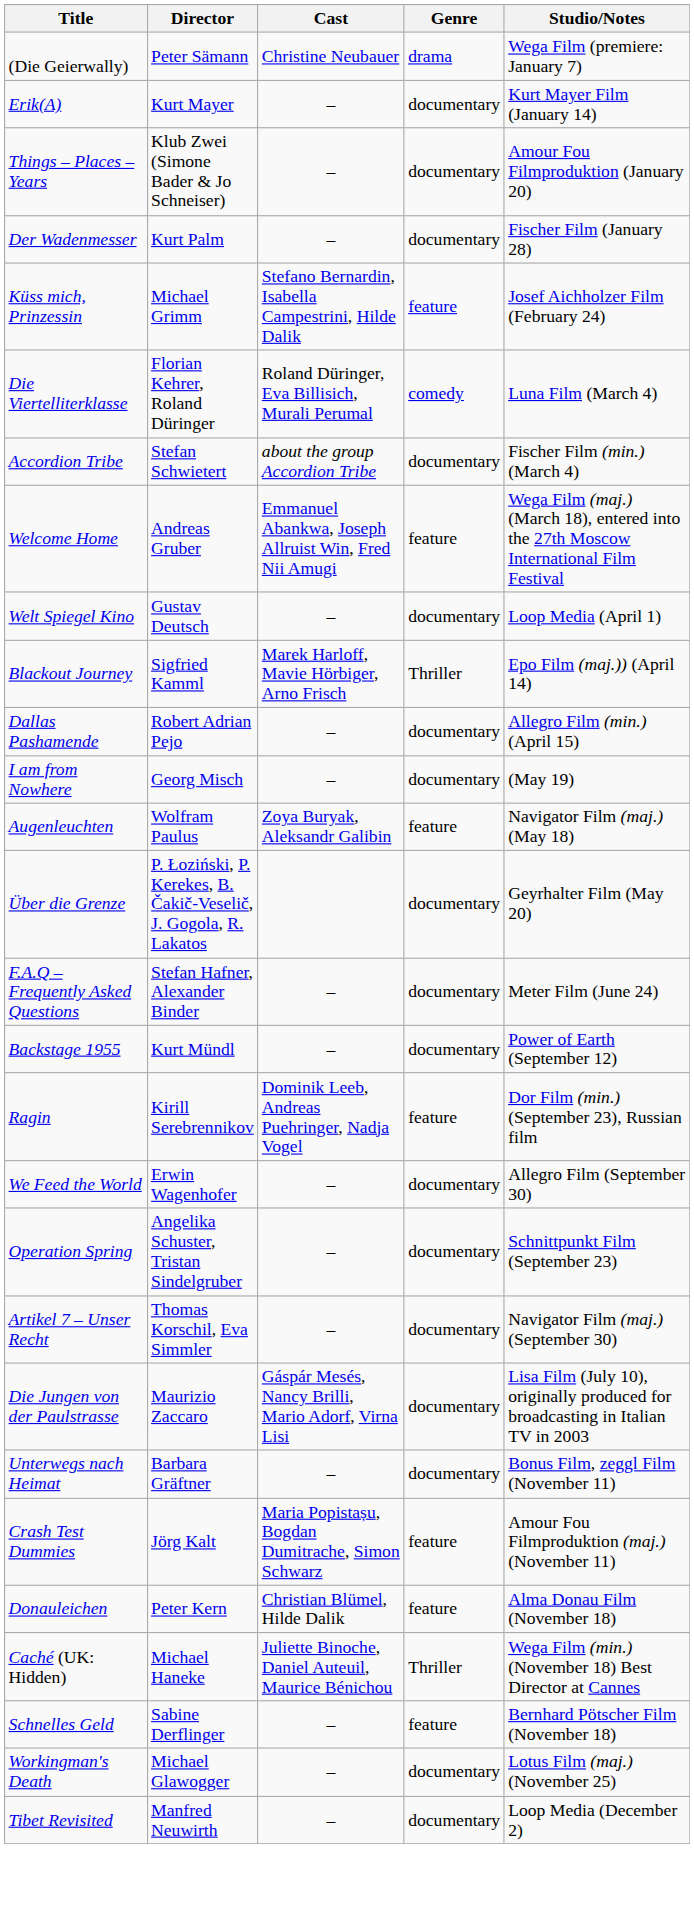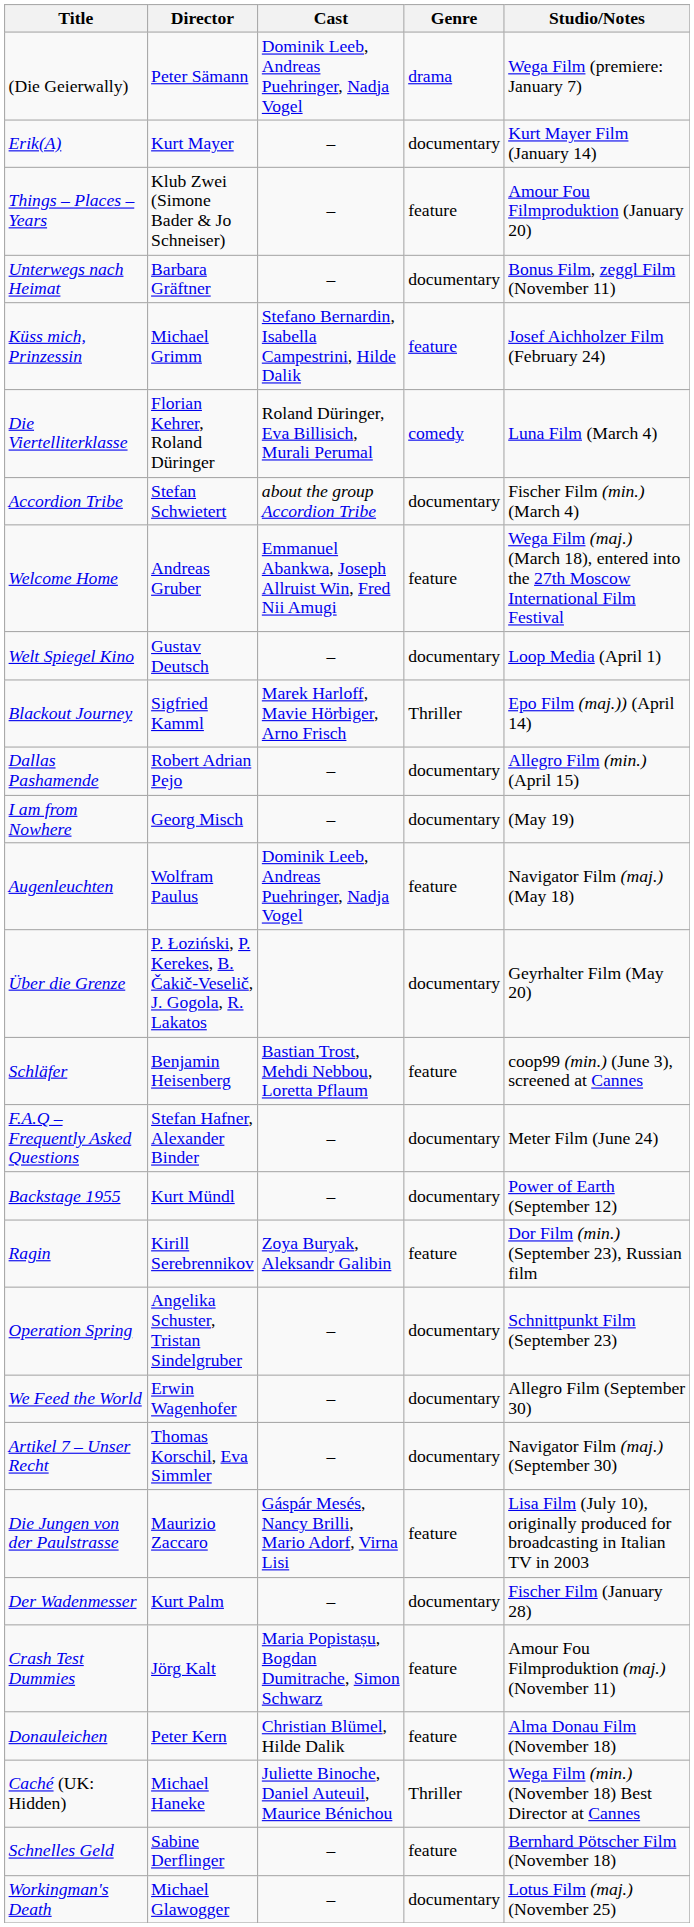(331, 56) Christine Neubauer -> (326, 76) Dominik Leeb, Andreas Puehringer, Nadja Vogel
(454, 171) documentary -> (433, 211) feature
rows swapped: (73, 239) <-> (66, 1474)
(327, 826) Zoya Buryak, Aleksandr Galibin -> (326, 886) Dominik Leeb, Andreas Puehringer, Nadja Vogel
+ row: (38, 1070)
(326, 1116) Dominik Leeb, Andreas Puehringer, Nadja Vogel -> (327, 1253) Zoya Buryak, Aleksandr Galibin
rows swapped: (70, 1251) <-> (75, 1184)
(454, 1406) documentary -> (433, 1533) feature
- row: (61, 1819)
